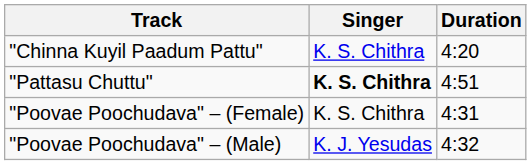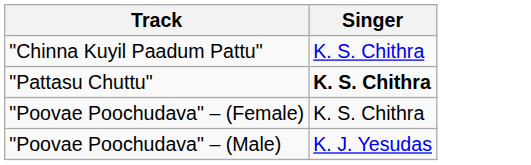- column: (481, 20)
